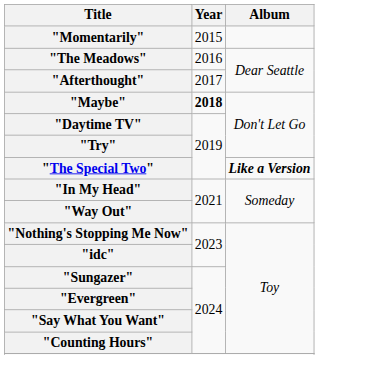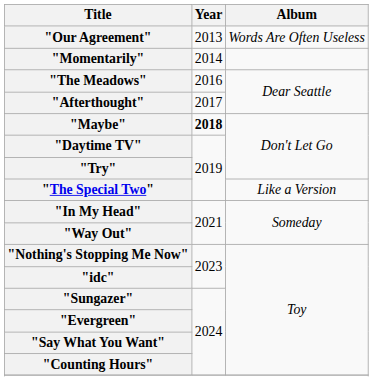+ row: (98, 37)
(209, 37) 2015 -> (209, 59) 2014
(270, 168) bold -> (297, 189) normal
